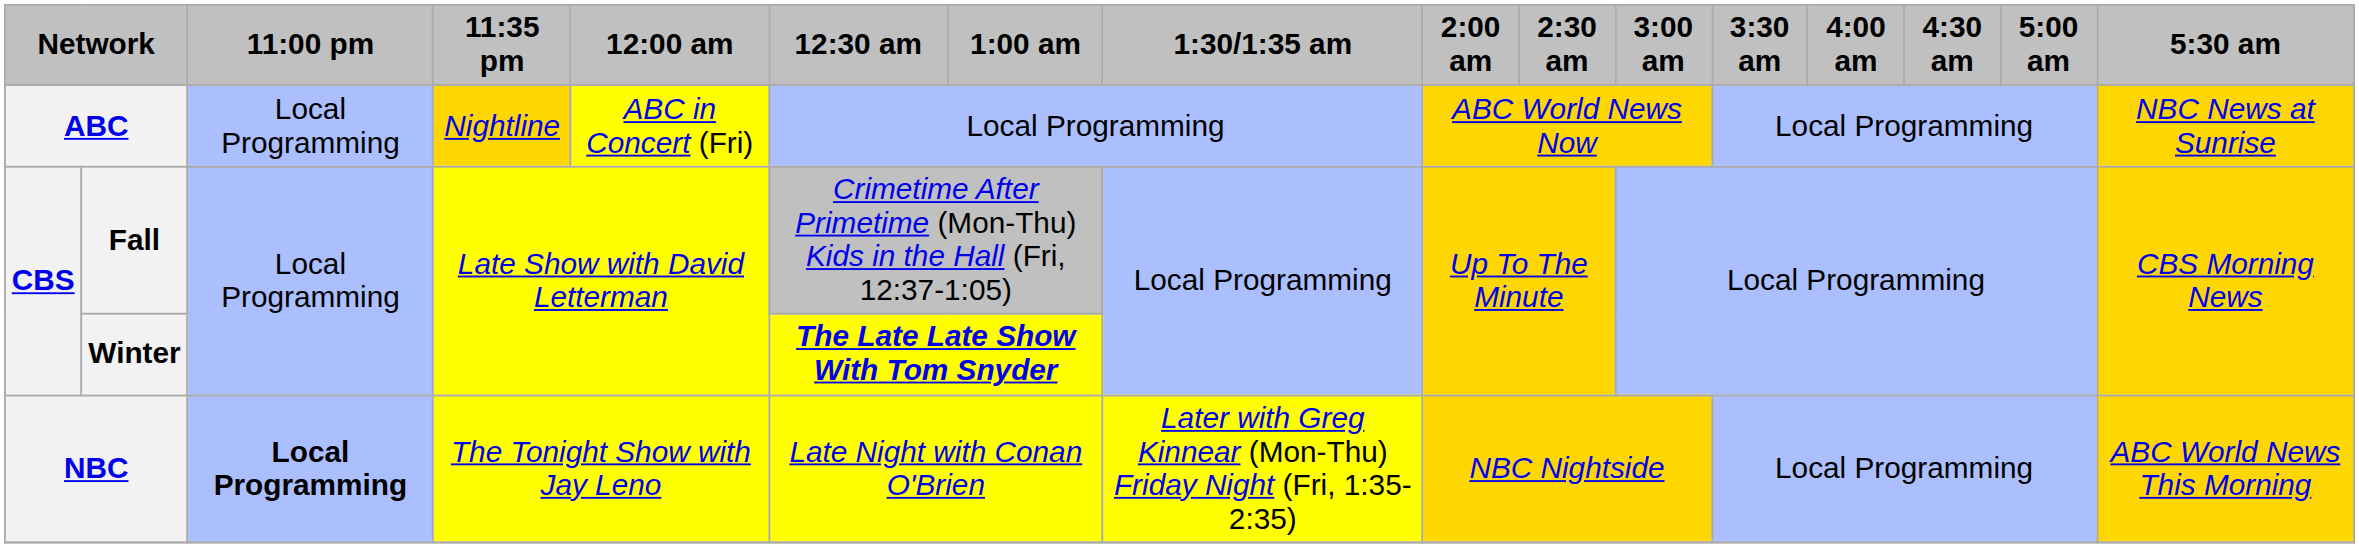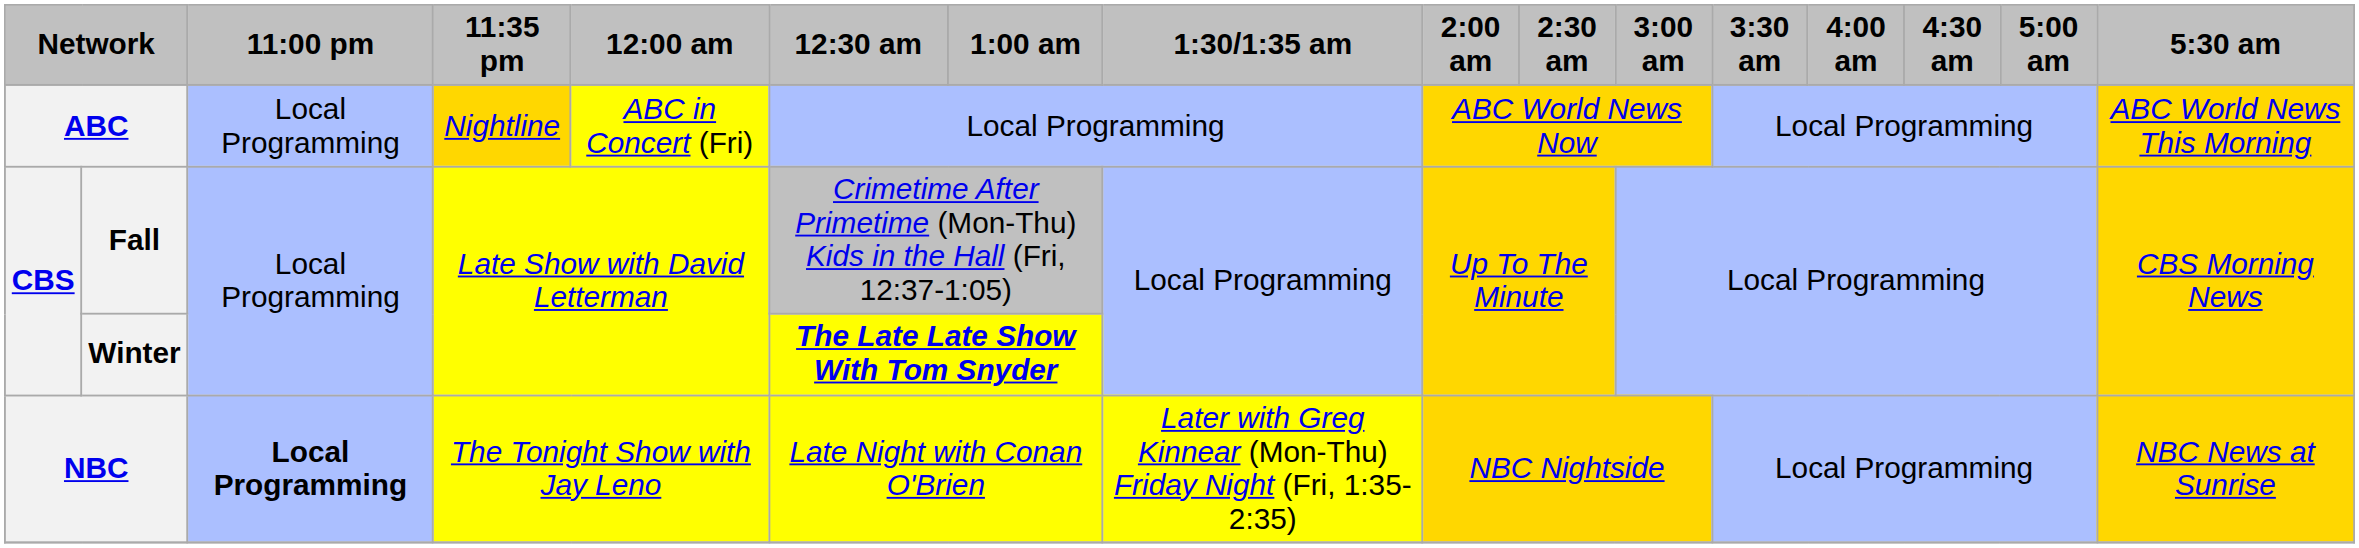(2225, 125) NBC News at Sunrise -> (2225, 125) ABC World News This Morning
(2225, 467) ABC World News This Morning -> (2225, 467) NBC News at Sunrise
